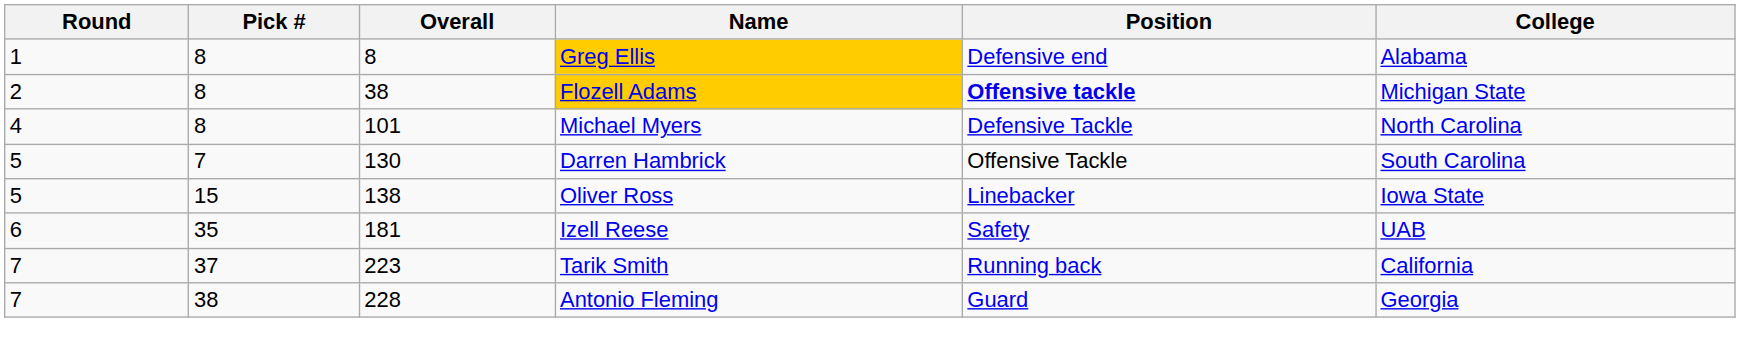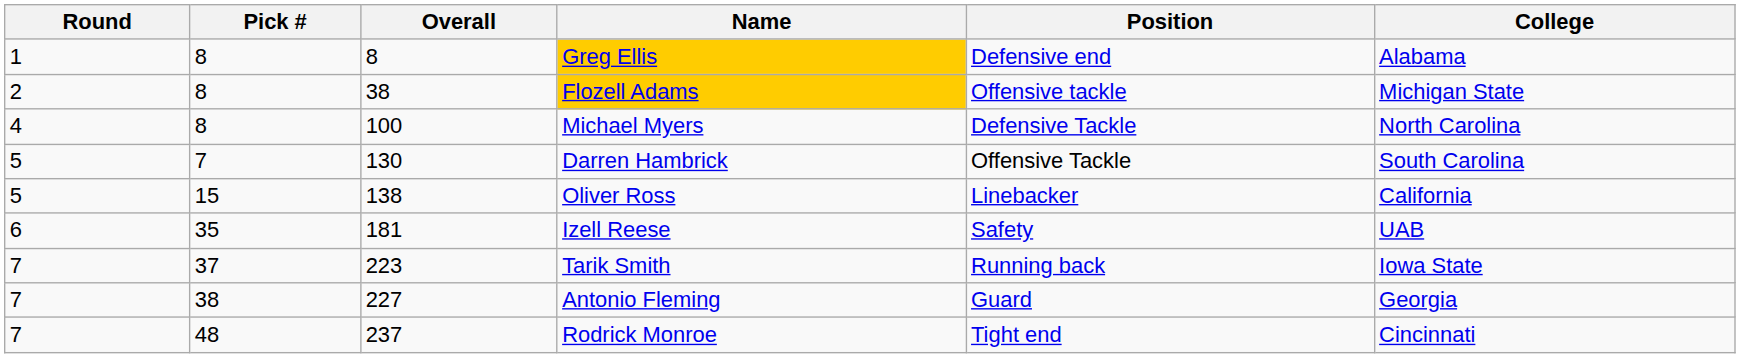(1051, 91) bold -> (1049, 91) normal
(383, 126) 101 -> (384, 126) 100
(1432, 195) Iowa State -> (1425, 195) California
(1427, 265) California -> (1431, 265) Iowa State
(383, 299) 228 -> (384, 299) 227
+ row: (639, 334)
